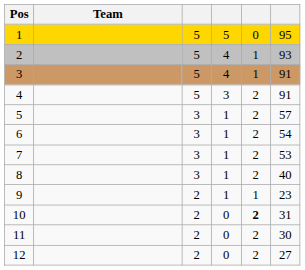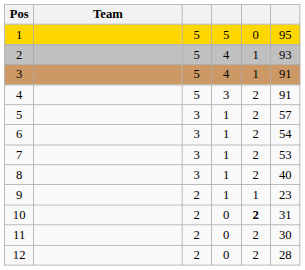(285, 255) 27 -> (285, 255) 28
